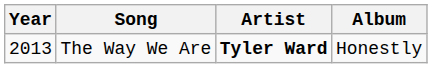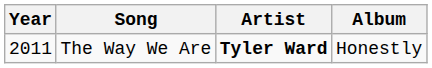(31, 49) 2013 -> (31, 49) 2011
